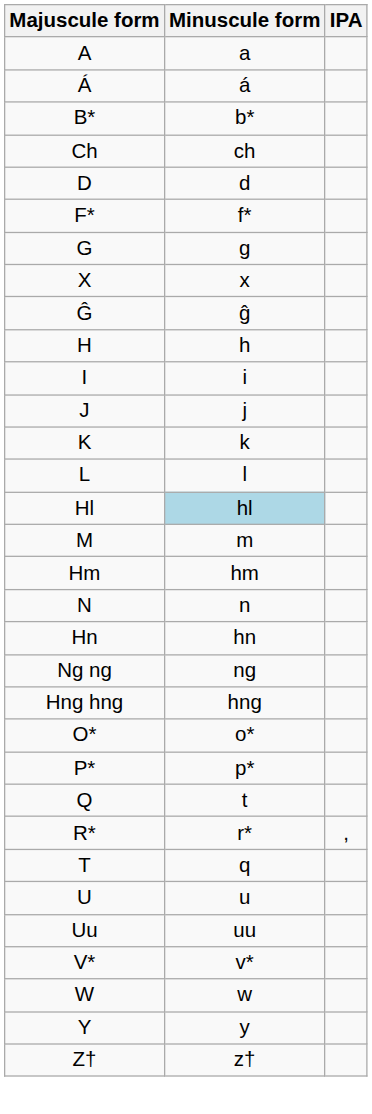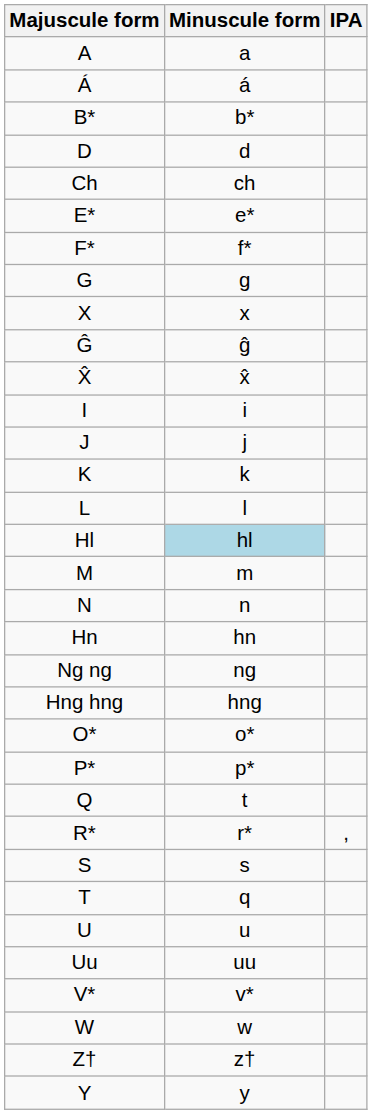rows swapped: (84, 150) <-> (84, 183)
+ row: (84, 215)
+ row: (84, 378)
- row: (84, 345)
- row: (84, 572)
+ row: (84, 865)
rows swapped: (84, 1027) <-> (84, 1060)
